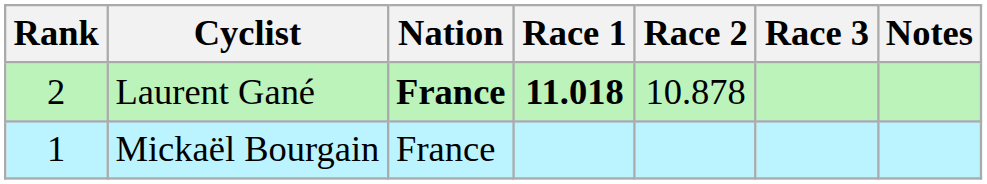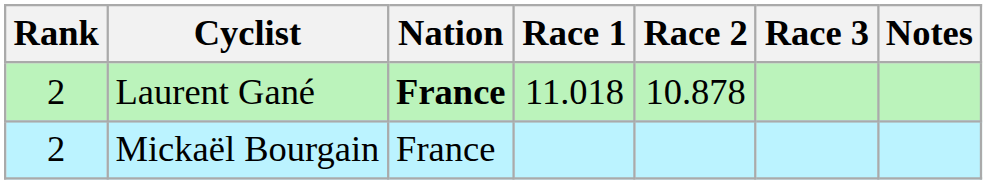(574, 91) bold -> (574, 91) normal
(56, 149) 1 -> (56, 149) 2
